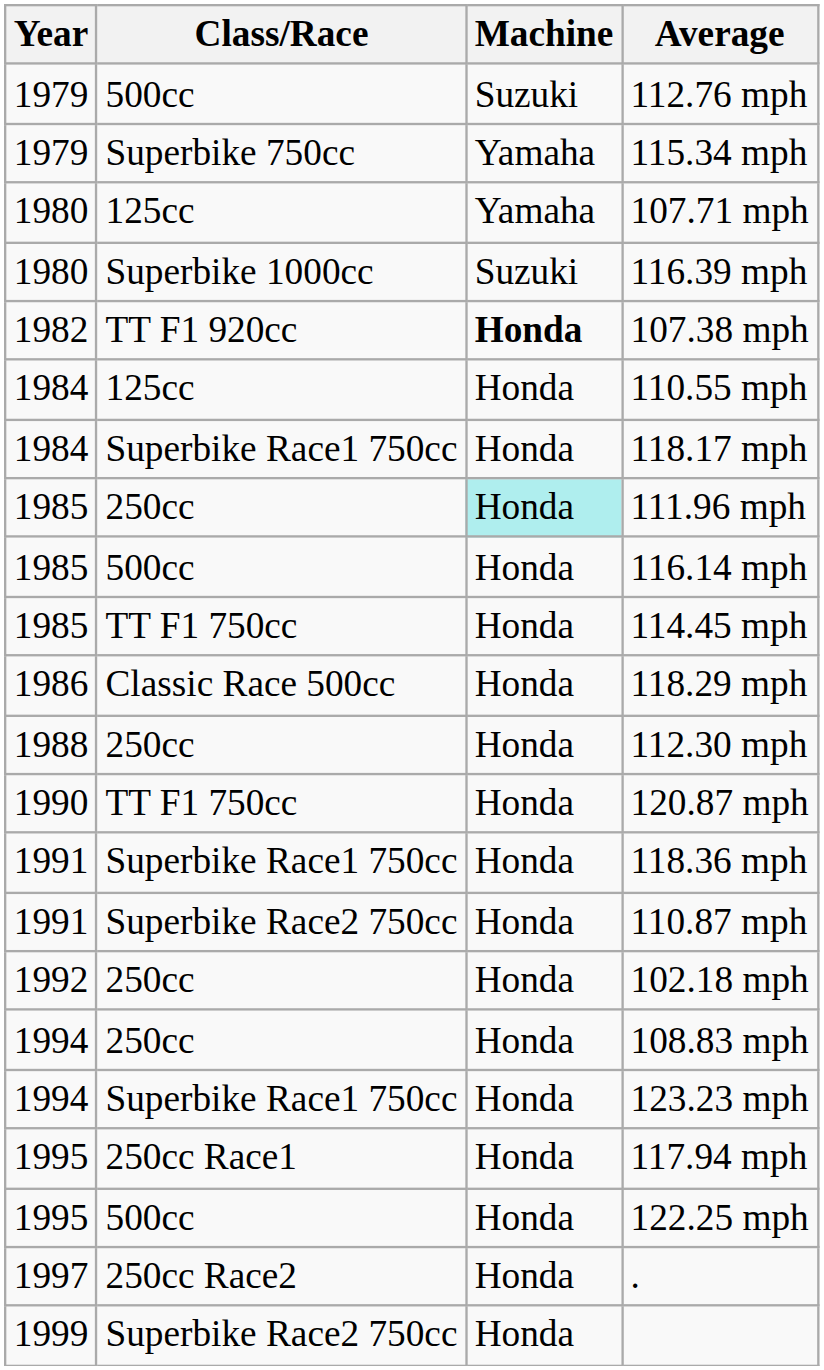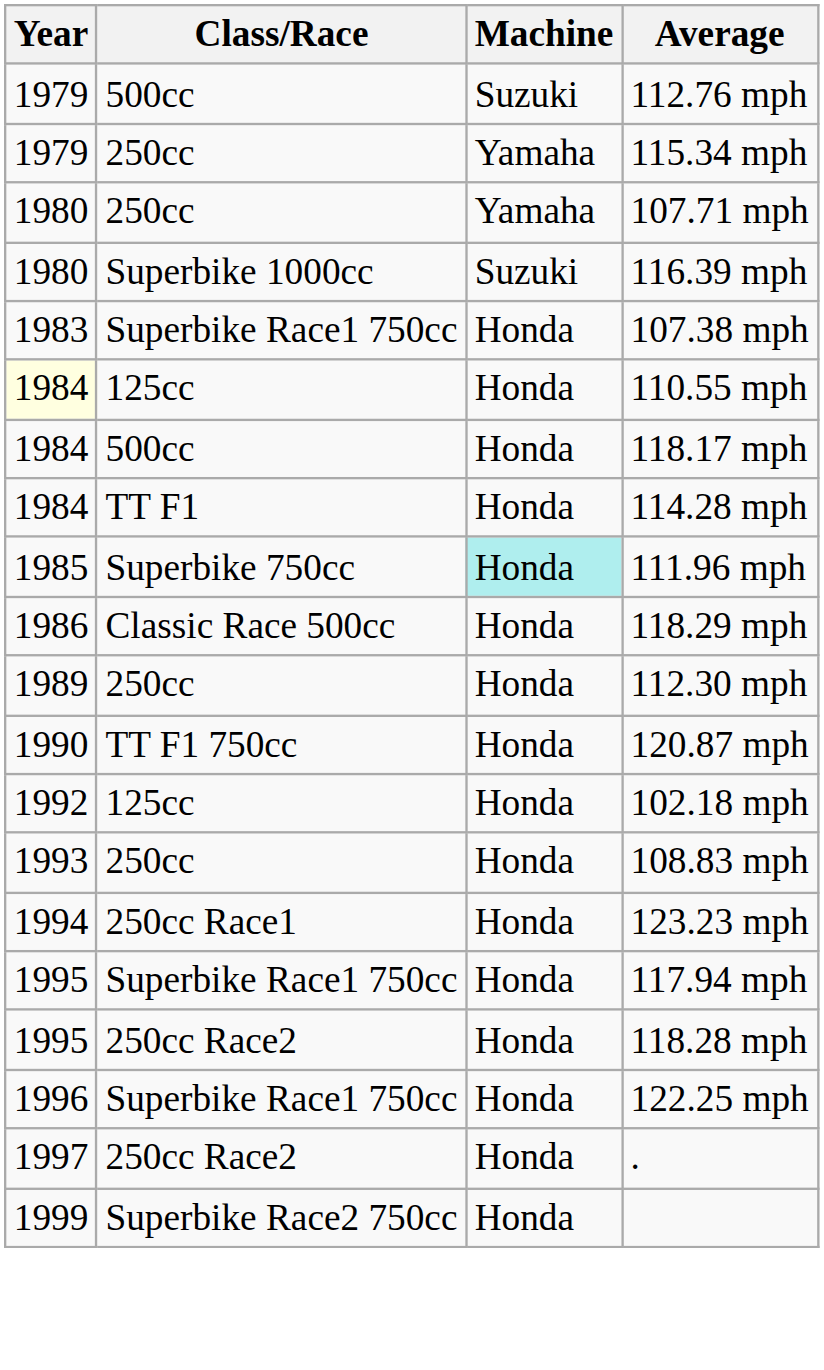(230, 152) Superbike 750cc -> (150, 152) 250cc
(150, 211) 125cc -> (150, 211) 250cc
(51, 329) 1982 -> (51, 329) 1983
(201, 329) TT F1 920cc -> (281, 329) Superbike Race1 750cc
(529, 329) bold -> (524, 329) normal
(51, 388) no background -> (51, 388) lightyellow background
(281, 447) Superbike Race1 750cc -> (150, 447) 500cc
+ row: (719, 507)
(150, 507) 250cc -> (230, 566) Superbike 750cc
- row: (719, 566)
- row: (719, 625)
(51, 743) 1988 -> (51, 684) 1989
- row: (719, 861)
- row: (719, 920)
(150, 980) 250cc -> (150, 802) 125cc
(51, 1039) 1994 -> (51, 861) 1993
(281, 1098) Superbike Race1 750cc -> (201, 920) 250cc Race1
(201, 1157) 250cc Race1 -> (281, 980) Superbike Race1 750cc
+ row: (719, 1039)
(51, 1216) 1995 -> (51, 1098) 1996
(150, 1216) 500cc -> (281, 1098) Superbike Race1 750cc
